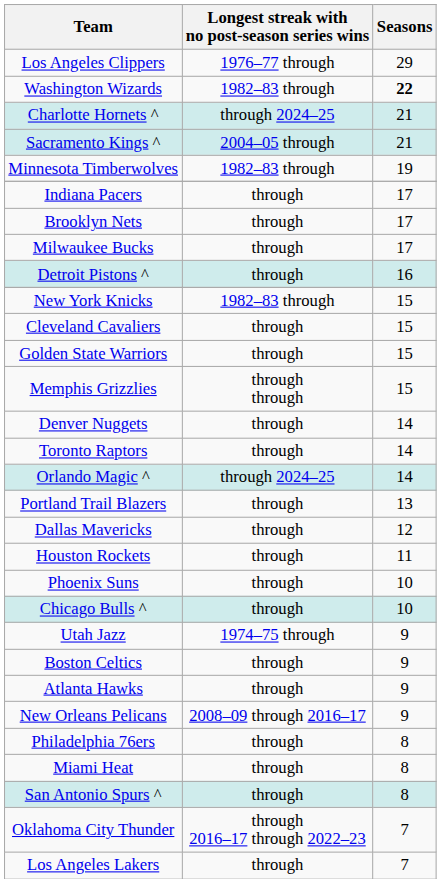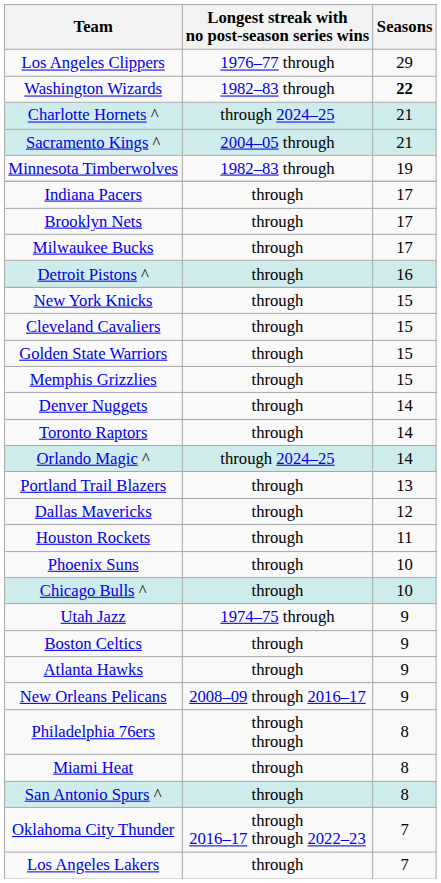(277, 300) 1982–83 through -> (277, 300) through
(277, 388) through through -> (277, 379) through
(277, 741) through -> (277, 731) through through
